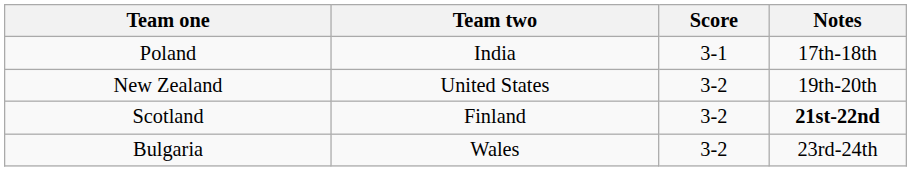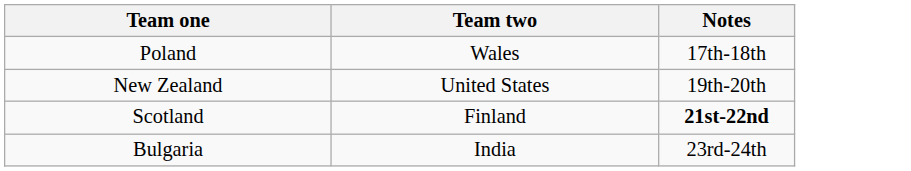- column: (714, 20)
(495, 52) India -> (495, 52) Wales
(495, 149) Wales -> (495, 149) India
